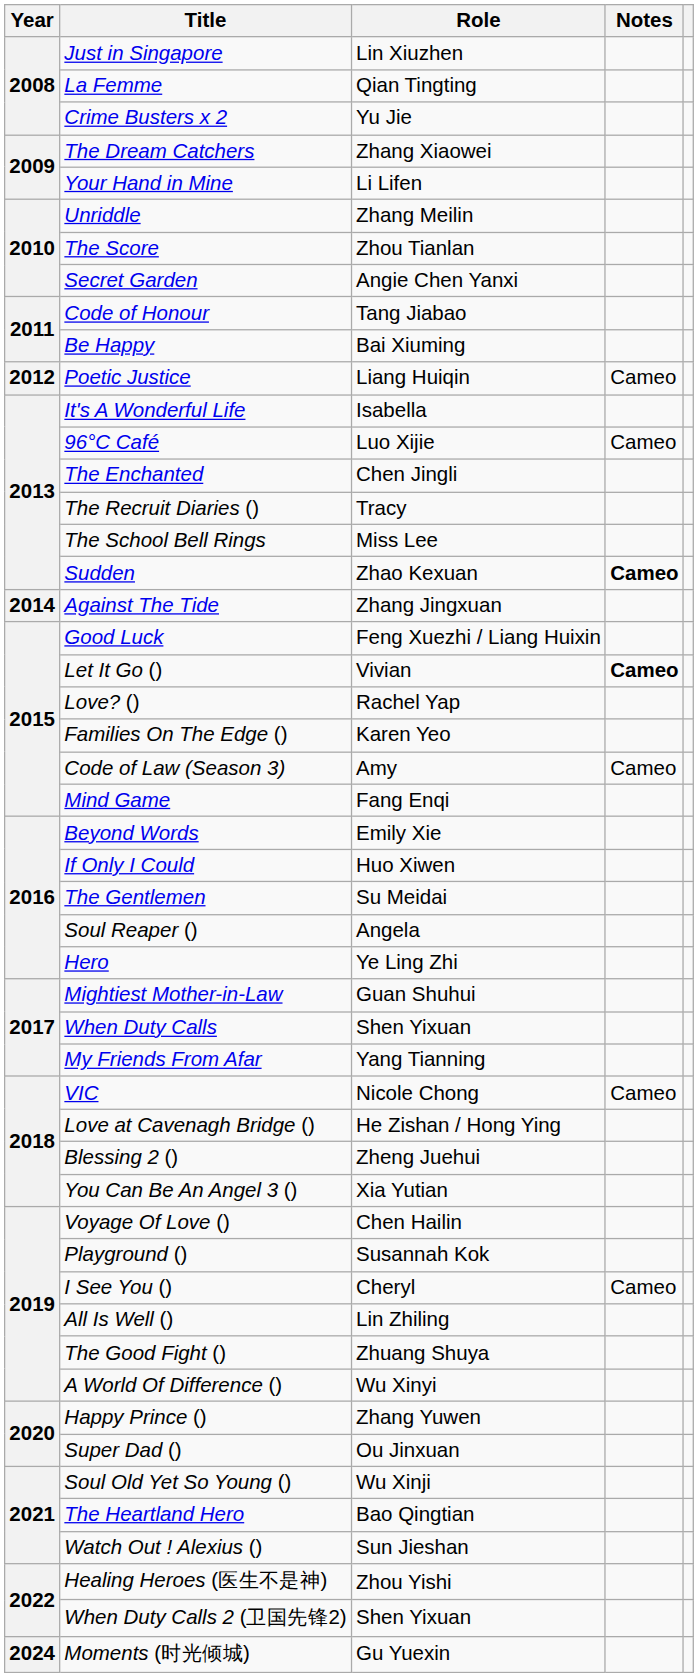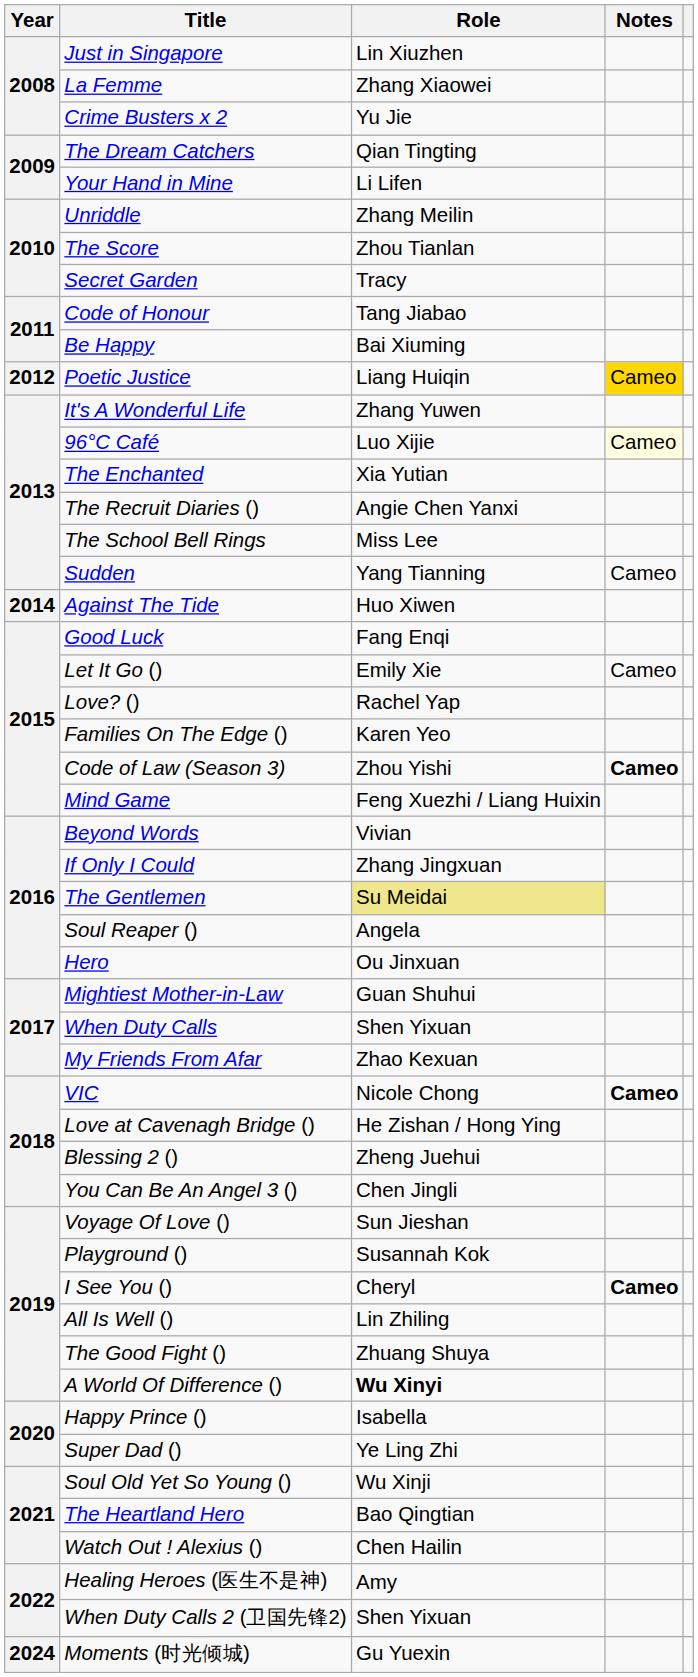(416, 85) Qian Tingting -> (424, 85) Zhang Xiaowei
(424, 150) Zhang Xiaowei -> (416, 150) Qian Tingting
(437, 280) Angie Chen Yanxi -> (381, 280) Tracy
(643, 378) no background -> (643, 378) gold background
(391, 410) Isabella -> (418, 410) Zhang Yuwen
(643, 442) no background -> (643, 442) lightyellow background
(407, 475) Chen Jingli -> (402, 475) Xia Yutian
(381, 507) Tracy -> (437, 507) Angie Chen Yanxi
(417, 572) Zhao Kexuan -> (421, 572) Yang Tianning
(644, 572) bold -> (643, 572) normal
(429, 605) Zhang Jingxuan -> (406, 605) Huo Xiwen
(478, 637) Feng Xuezhi / Liang Huixin -> (403, 637) Fang Enqi
(384, 670) Vivian -> (399, 670) Emily Xie
(644, 670) bold -> (643, 670) normal
(377, 767) Amy -> (404, 767) Zhou Yishi
(643, 767) normal -> (644, 767) bold
(403, 800) Fang Enqi -> (478, 800) Feng Xuezhi / Liang Huixin
(399, 832) Emily Xie -> (384, 832) Vivian
(406, 865) Huo Xiwen -> (429, 865) Zhang Jingxuan
(402, 897) no background -> (402, 897) khaki background
(407, 962) Ye Ling Zhi -> (408, 962) Ou Jinxuan
(421, 1060) Yang Tianning -> (417, 1060) Zhao Kexuan
(643, 1092) normal -> (644, 1092) bold
(402, 1190) Xia Yutian -> (407, 1190) Chen Jingli
(409, 1222) Chen Hailin -> (412, 1222) Sun Jieshan
(643, 1287) normal -> (644, 1287) bold
(396, 1384) normal -> (399, 1384) bold
(418, 1417) Zhang Yuwen -> (391, 1417) Isabella
(408, 1449) Ou Jinxuan -> (407, 1449) Ye Ling Zhi
(412, 1547) Sun Jieshan -> (409, 1547) Chen Hailin
(404, 1581) Zhou Yishi -> (377, 1581) Amy
